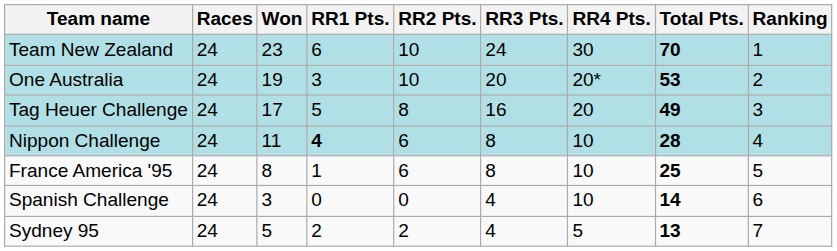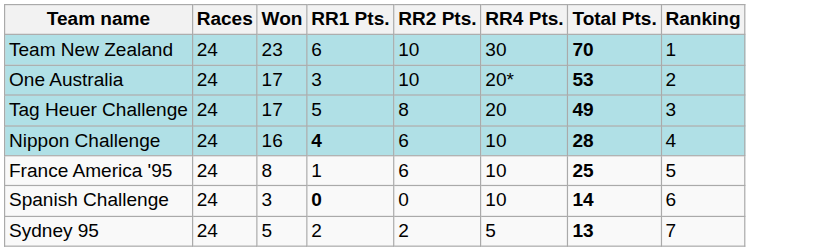- column: (525, 19)
(272, 79) 19 -> (272, 79) 17
(271, 140) 11 -> (272, 140) 16
(317, 200) normal -> (317, 200) bold
